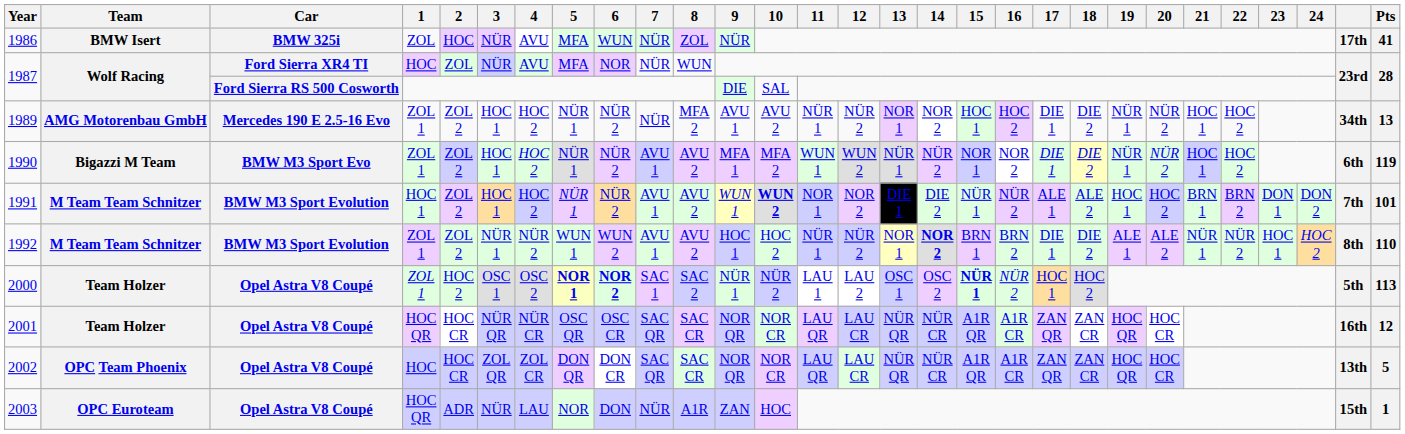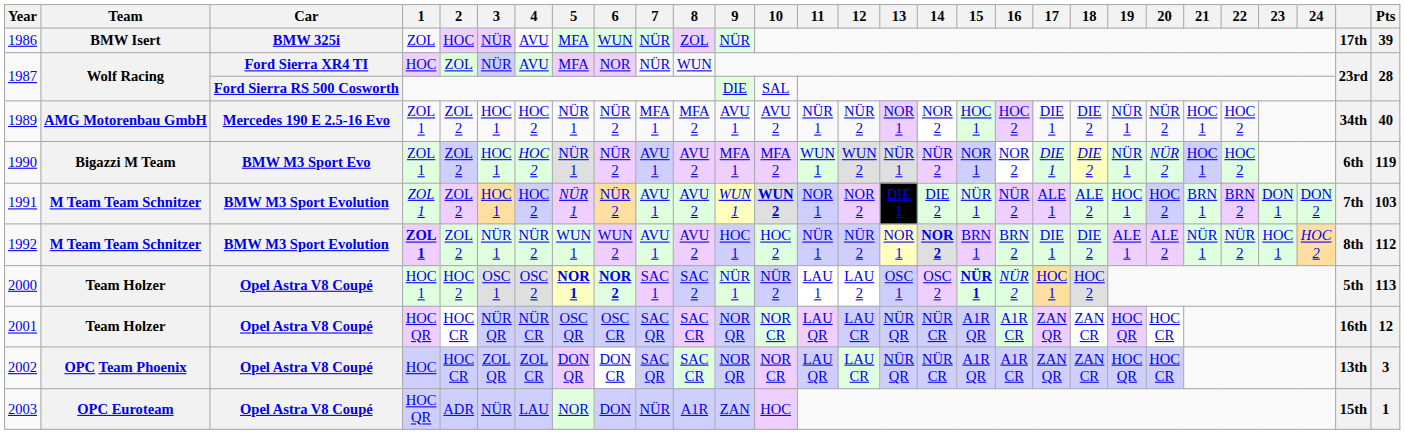(1386, 40) 41 -> (1386, 40) 39
(655, 120) NÜR -> (655, 120) MFA 1
(1386, 120) 13 -> (1386, 120) 40
(421, 202) HOC 1 -> (421, 202) ZOL 1
(1386, 202) 101 -> (1386, 202) 103
(421, 244) normal -> (421, 244) bold
(1386, 244) 110 -> (1386, 244) 112
(421, 285) ZOL 1 -> (421, 285) HOC 1
(1386, 367) 5 -> (1386, 367) 3
